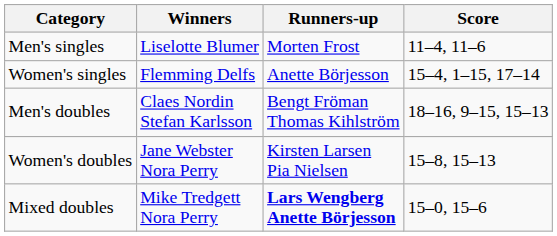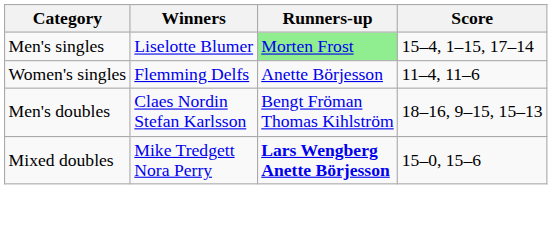(313, 46) no background -> (307, 46) lightgreen background
(447, 46) 11–4, 11–6 -> (468, 46) 15–4, 1–15, 17–14
(474, 74) 15–4, 1–15, 17–14 -> (441, 74) 11–4, 11–6
- row: (70, 159)
